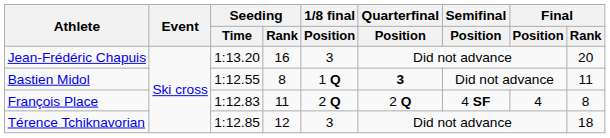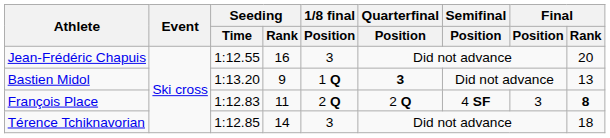(237, 58) 1:13.20 -> (237, 58) 1:12.55
(237, 79) 1:12.55 -> (237, 79) 1:13.20
(282, 79) 8 -> (282, 79) 9
(586, 79) 11 -> (586, 79) 13
(538, 101) 4 -> (538, 101) 3
(586, 101) normal -> (586, 101) bold
(282, 123) 12 -> (282, 123) 14
